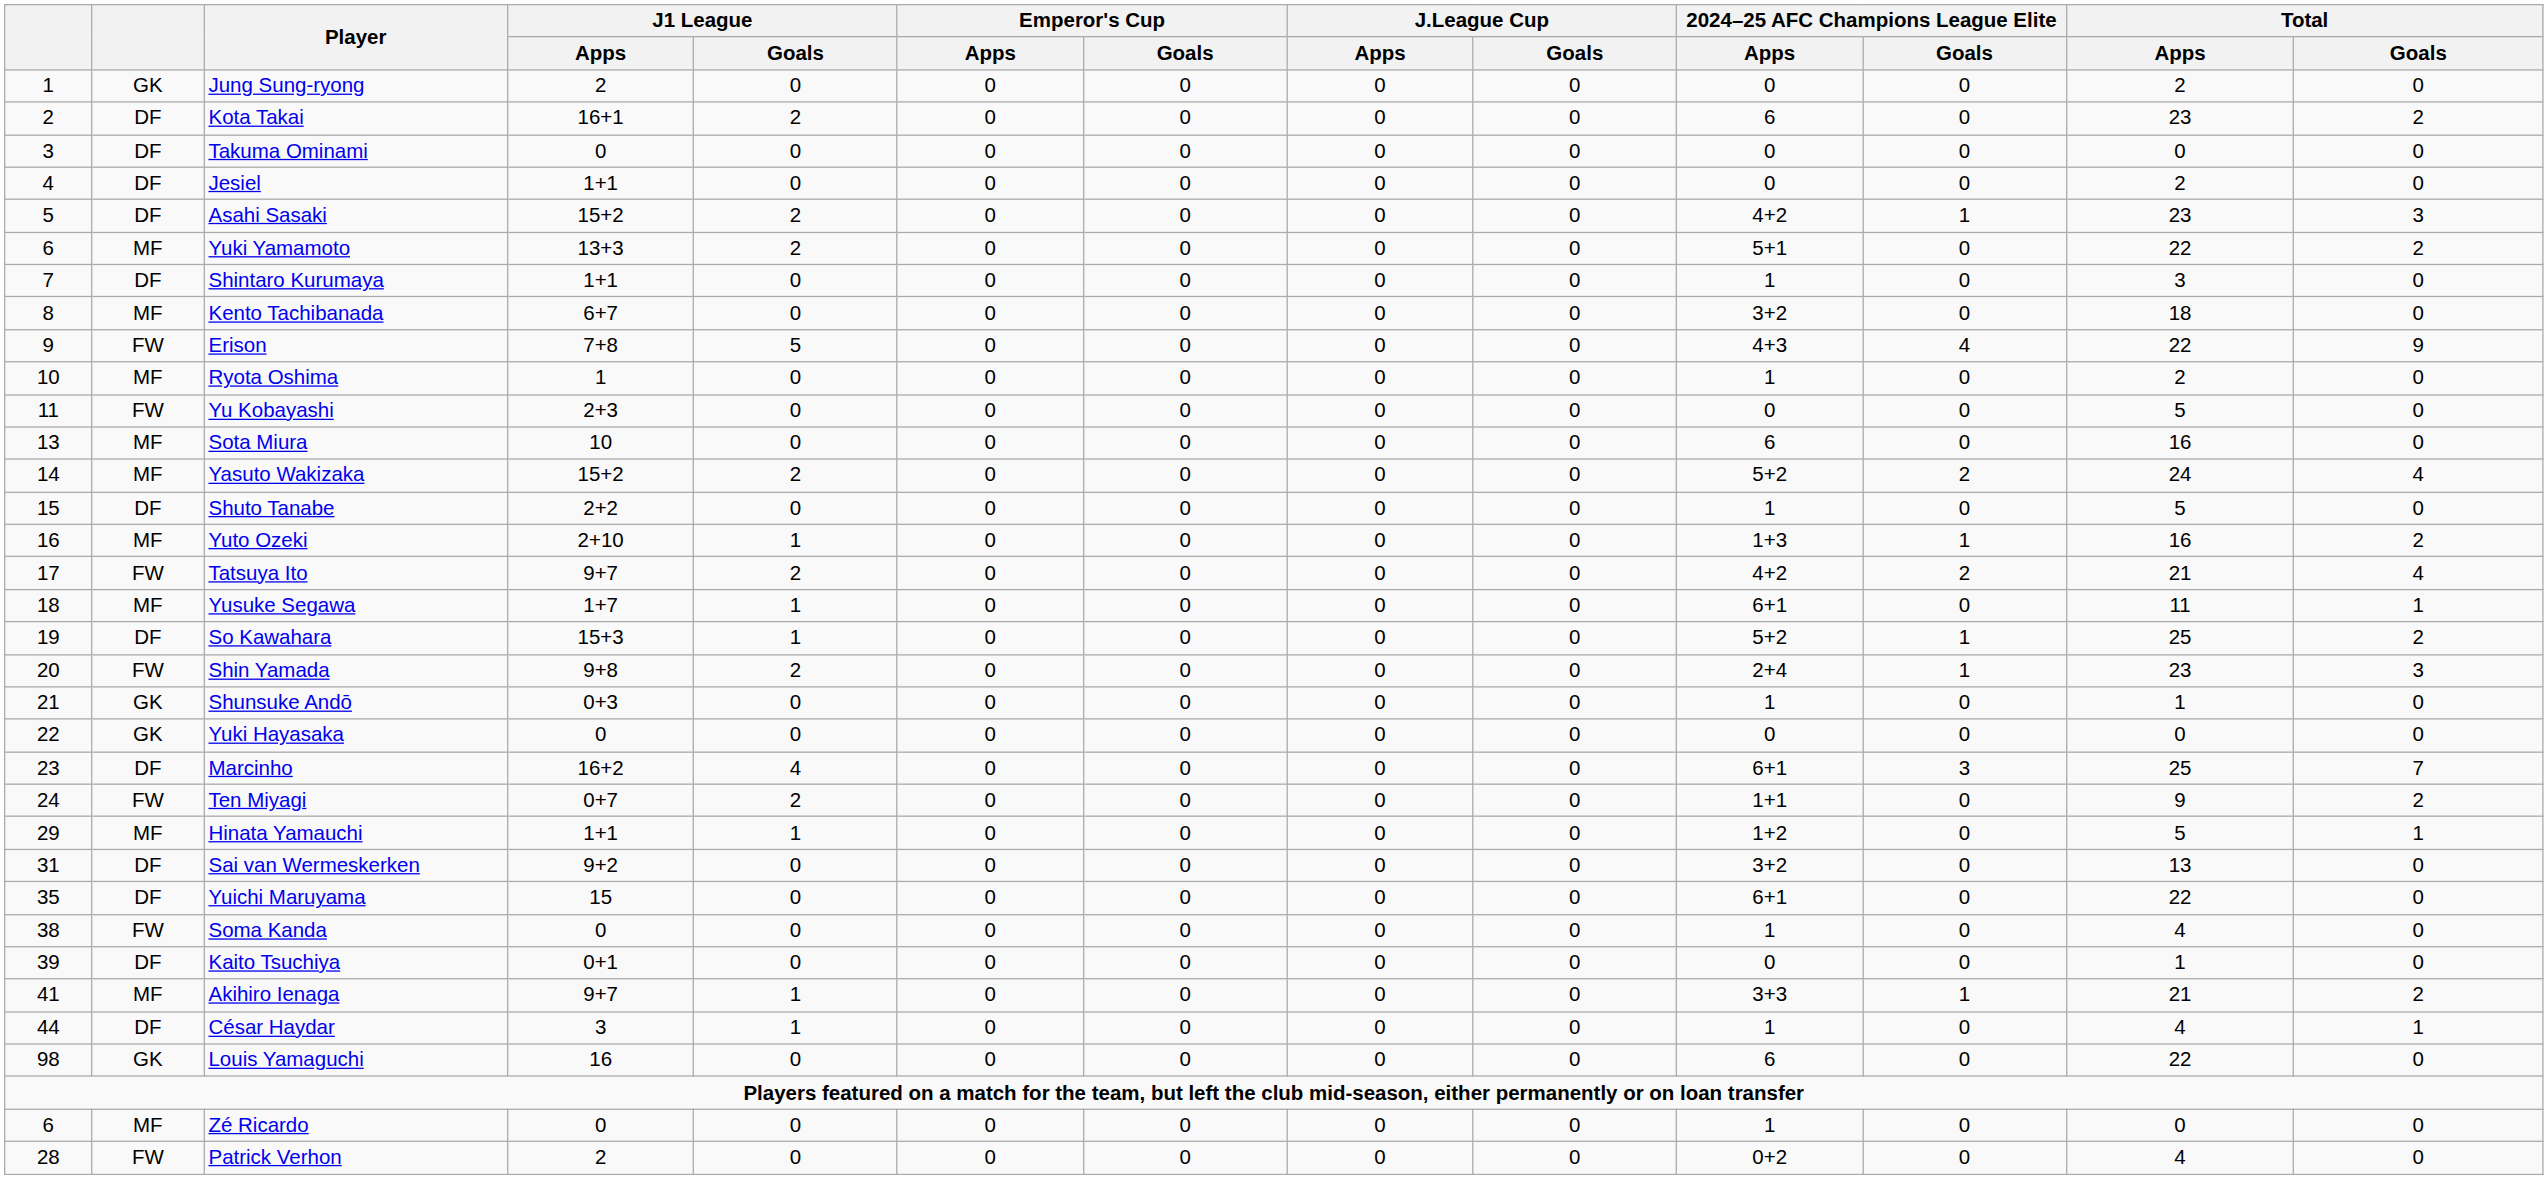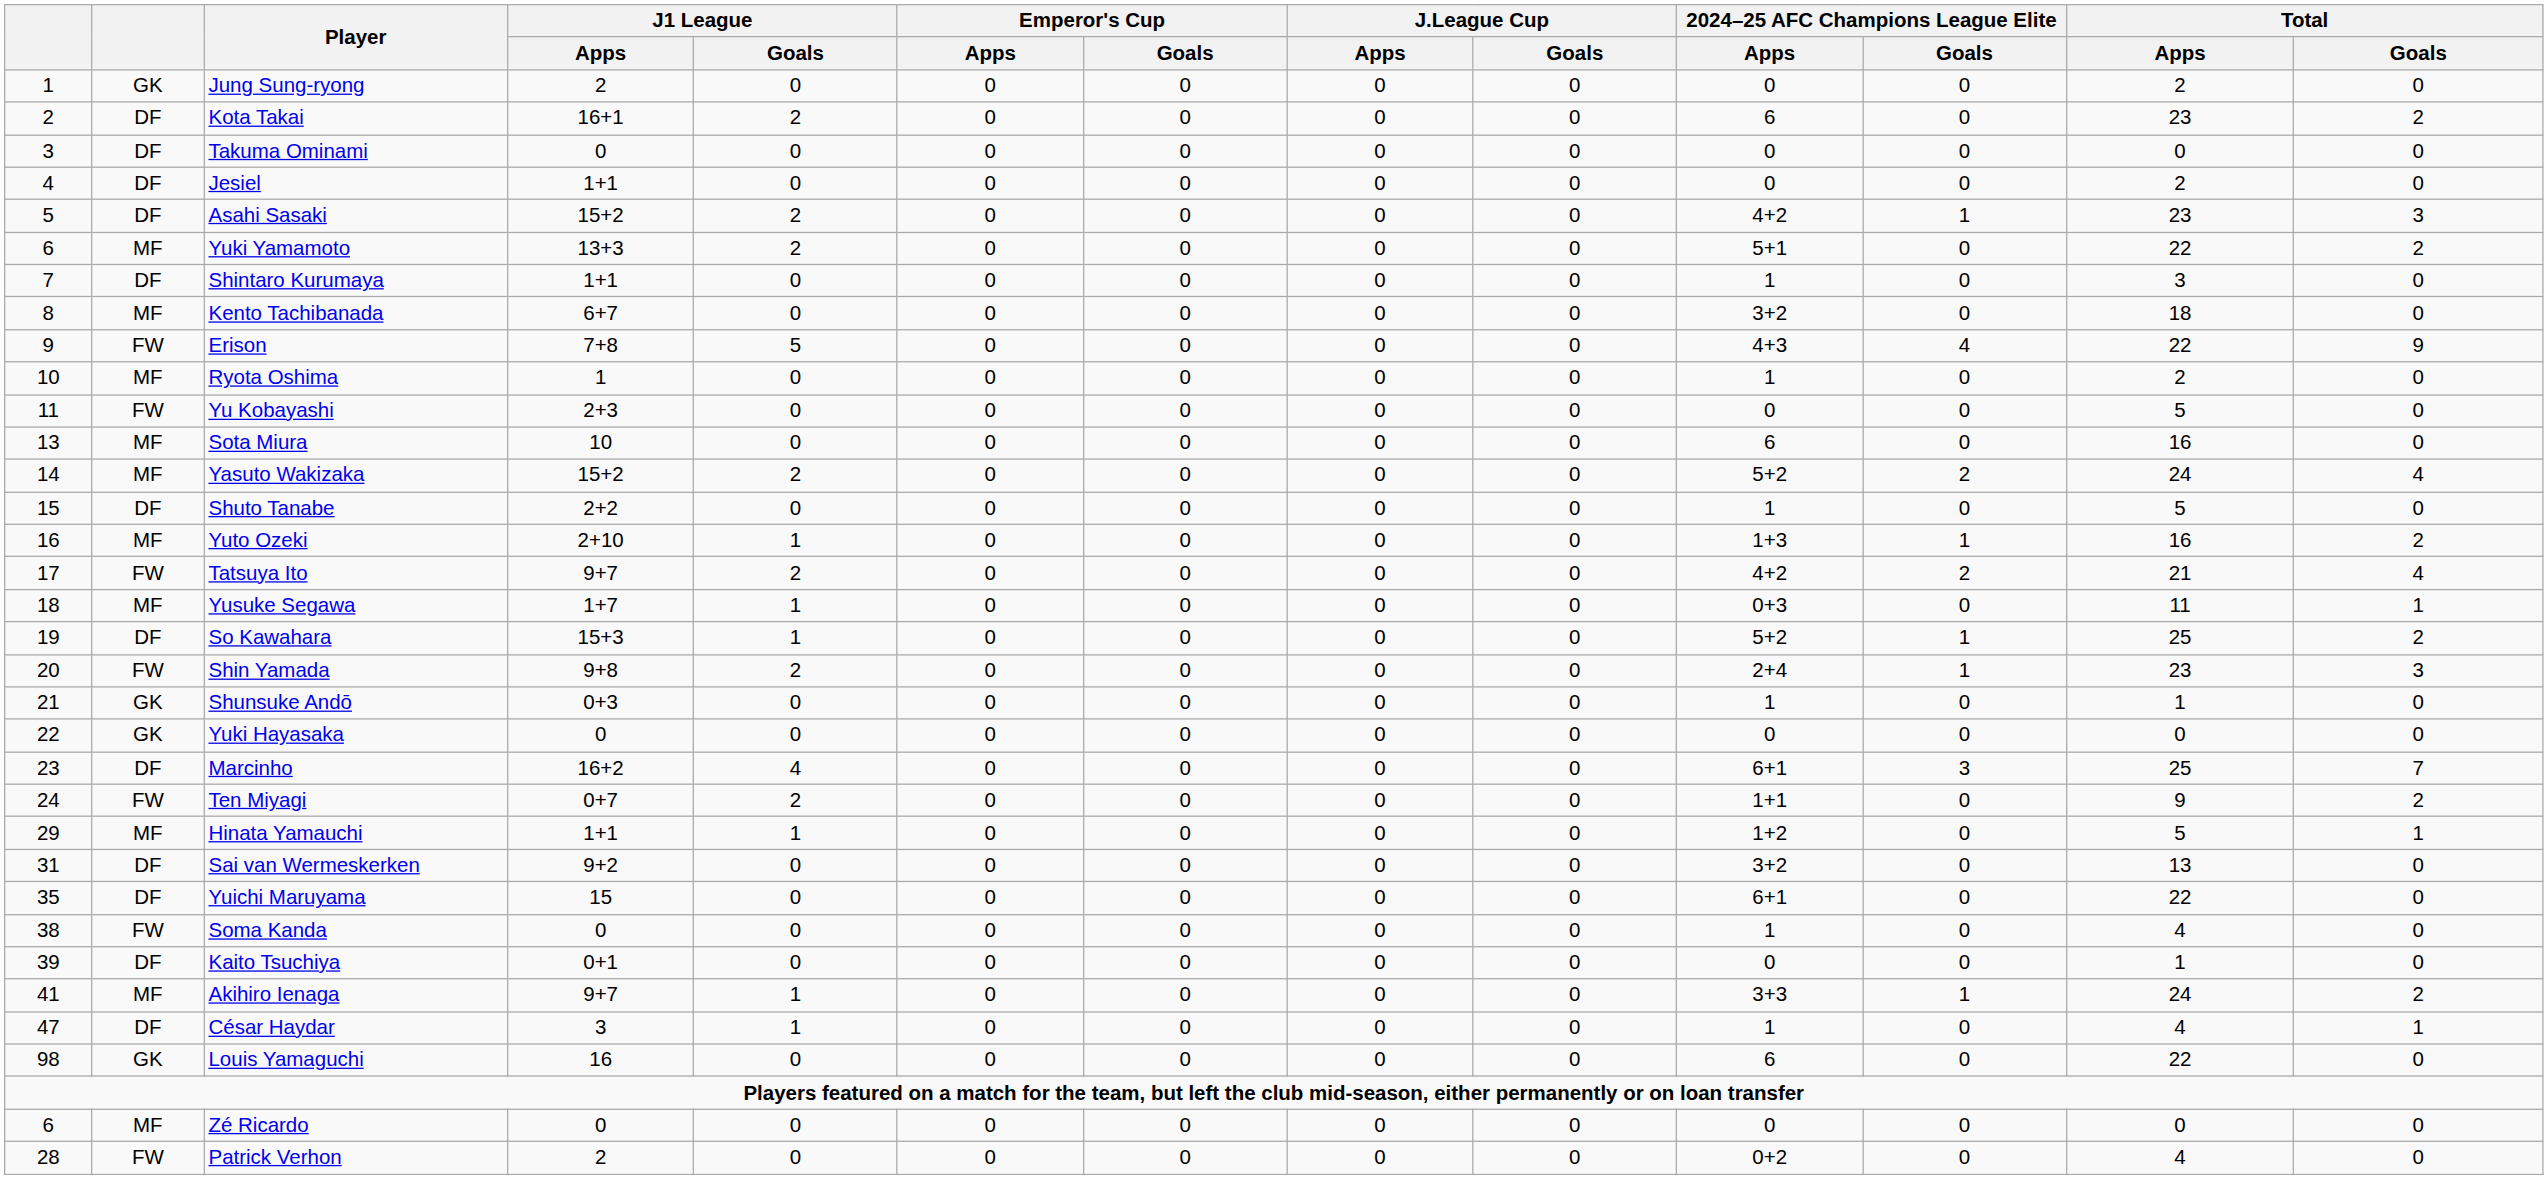(1770, 605) 6+1 -> (1770, 605) 0+3
(2180, 995) 21 -> (2180, 995) 24
(48, 1027) 44 -> (48, 1027) 47
(1770, 1125) 1 -> (1770, 1125) 0
